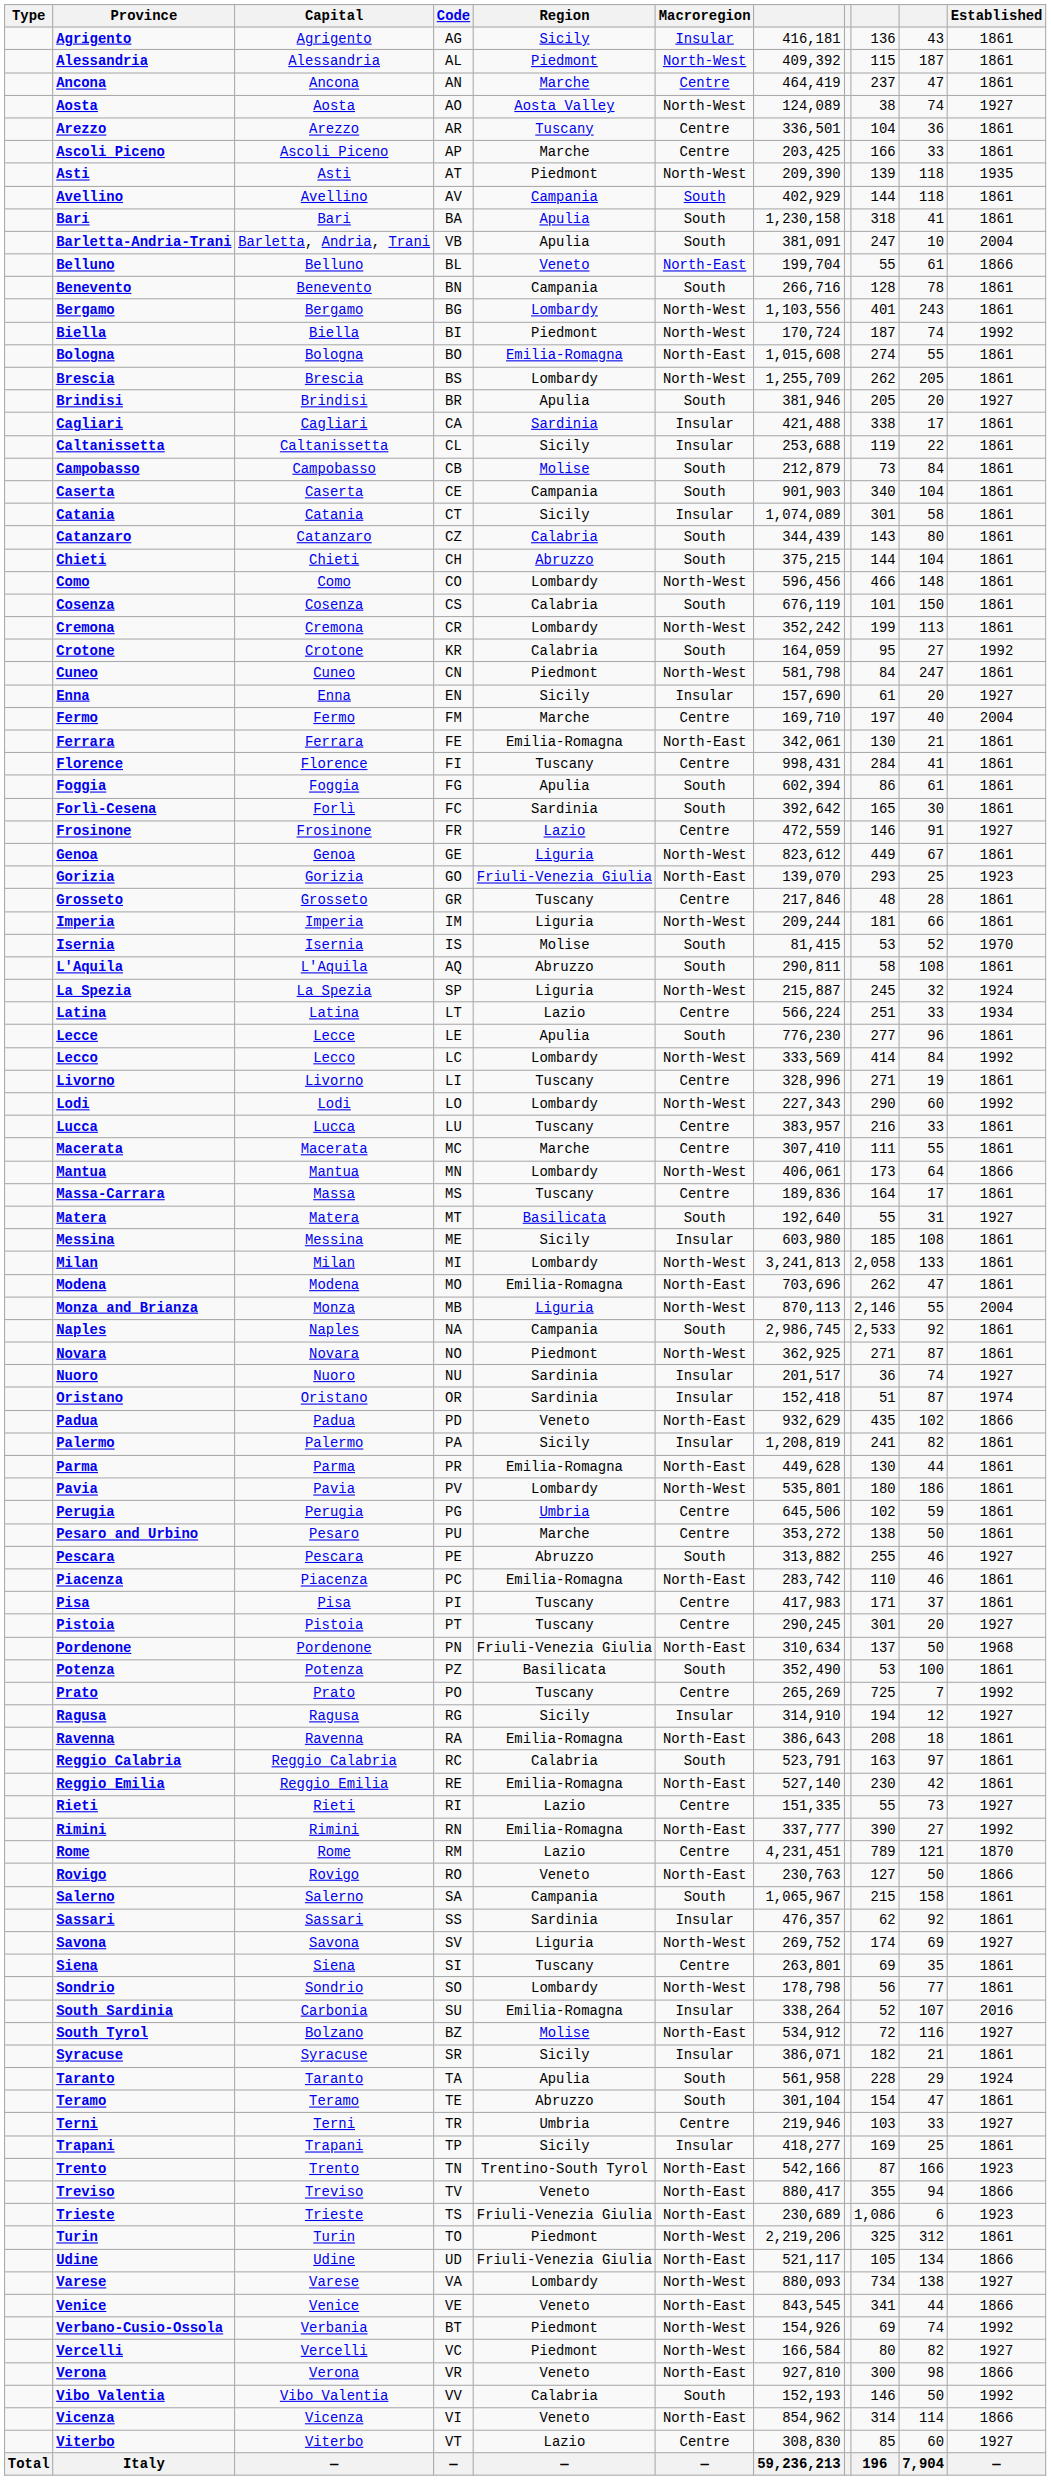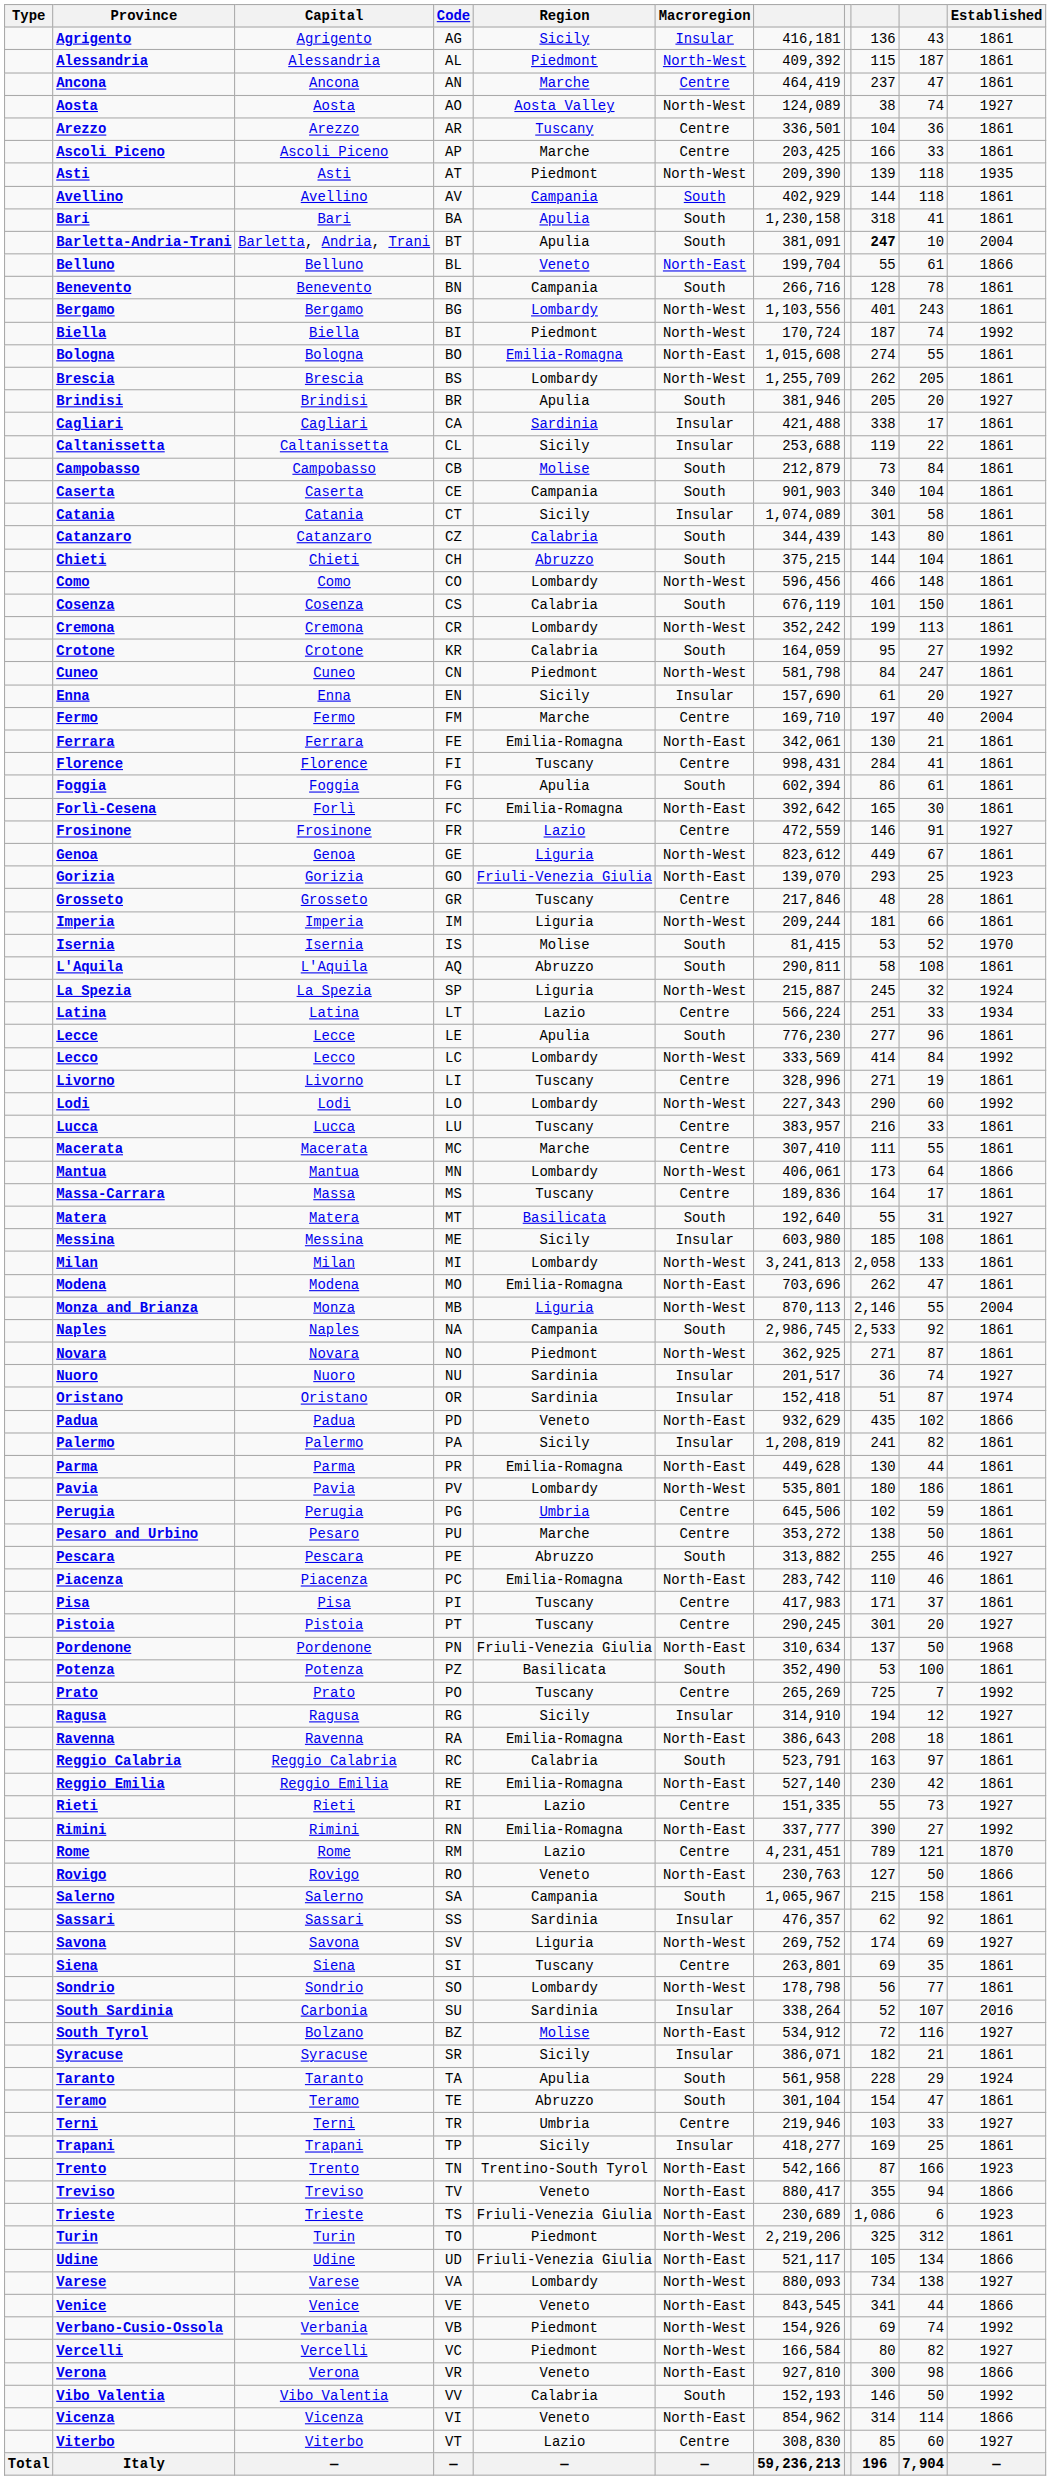(453, 243) VB -> (453, 243) BT
(883, 243) normal -> (883, 243) bold
(564, 809) Sardinia -> (564, 809) Emilia-Romagna
(705, 809) South -> (705, 809) North-East
(564, 2011) Emilia-Romagna -> (564, 2011) Sardinia
(453, 2328) BT -> (453, 2328) VB
